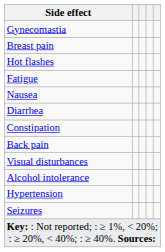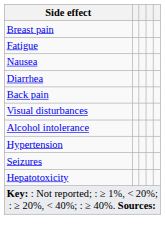- row: (36, 29)
- row: (30, 62)
- row: (33, 128)
+ row: (38, 177)
